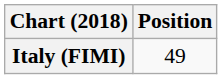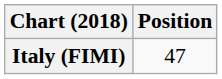(175, 55) 49 -> (175, 55) 47
